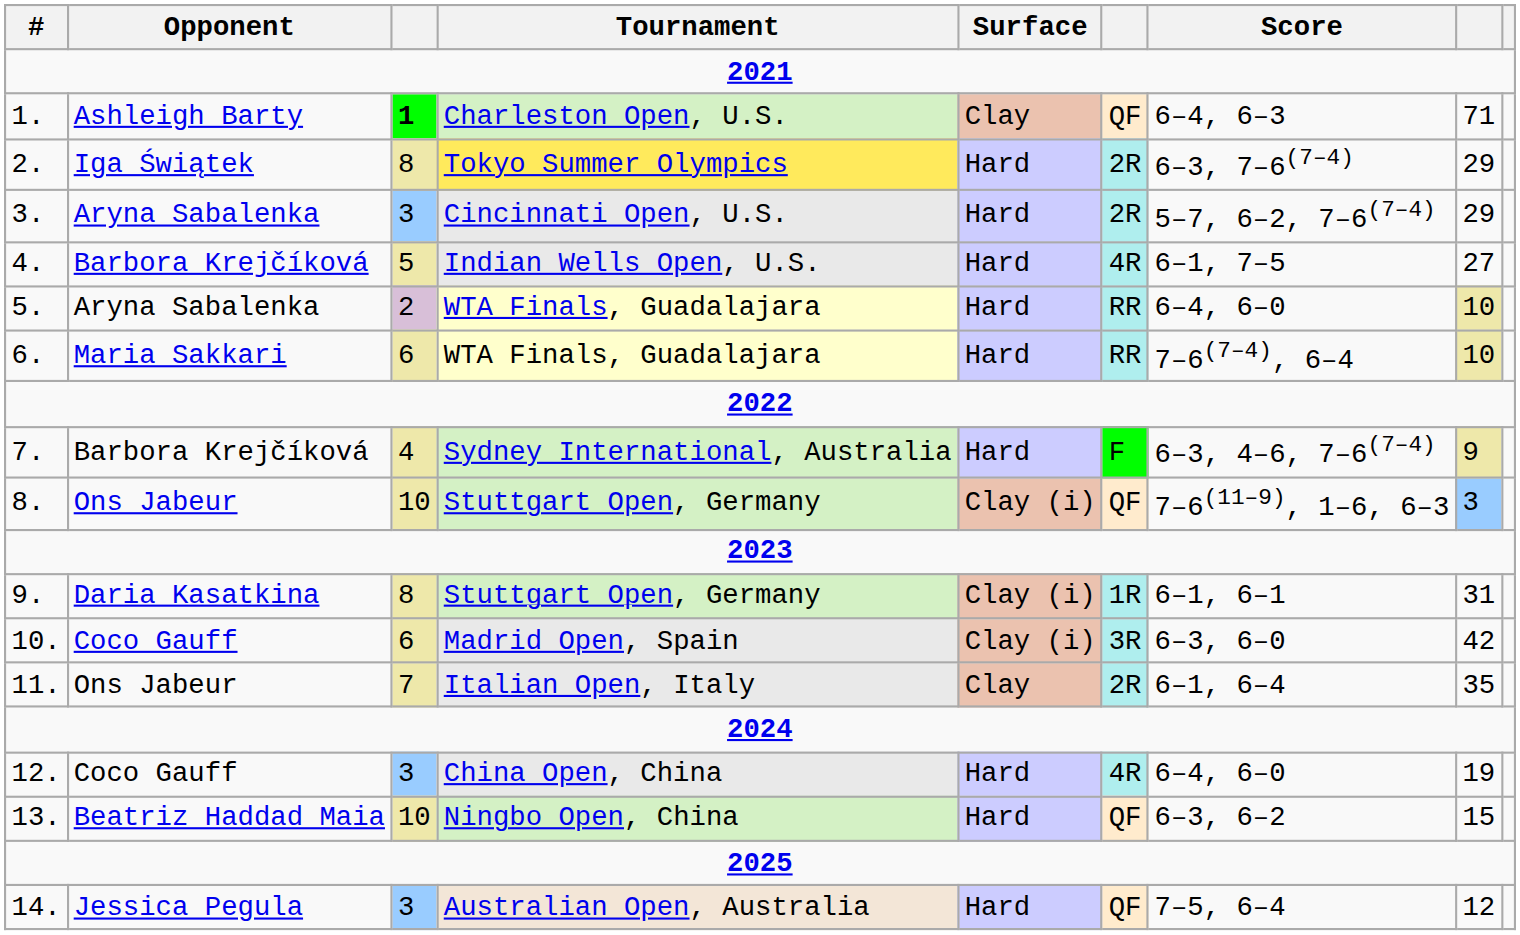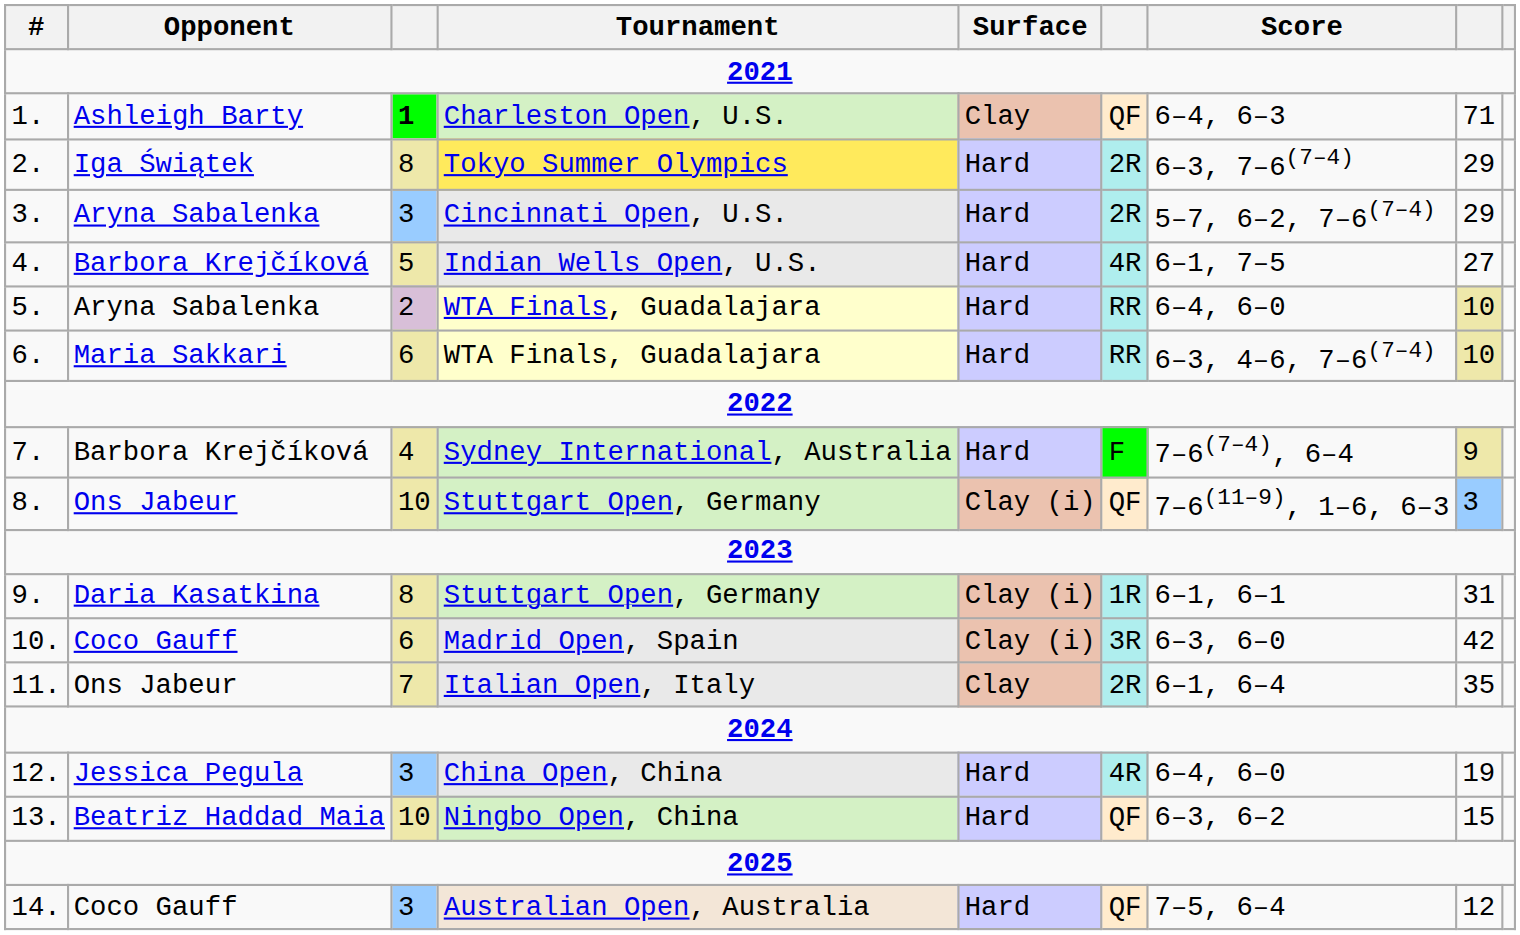(1254, 356) 7–6(7–4), 6–4 -> (1295, 356) 6–3, 4–6, 7–6(7–4)
(1295, 452) 6–3, 4–6, 7–6(7–4) -> (1254, 452) 7–6(7–4), 6–4
(156, 774) Coco Gauff -> (188, 774) Jessica Pegula
(188, 908) Jessica Pegula -> (156, 908) Coco Gauff
